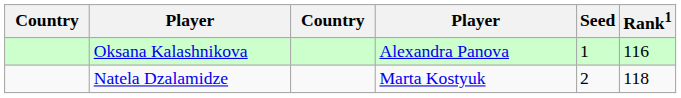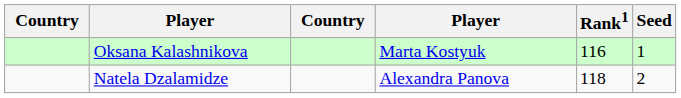columns swapped: (648, 20) <-> (598, 20)
(444, 51) Alexandra Panova -> (432, 51) Marta Kostyuk
(432, 79) Marta Kostyuk -> (444, 79) Alexandra Panova
